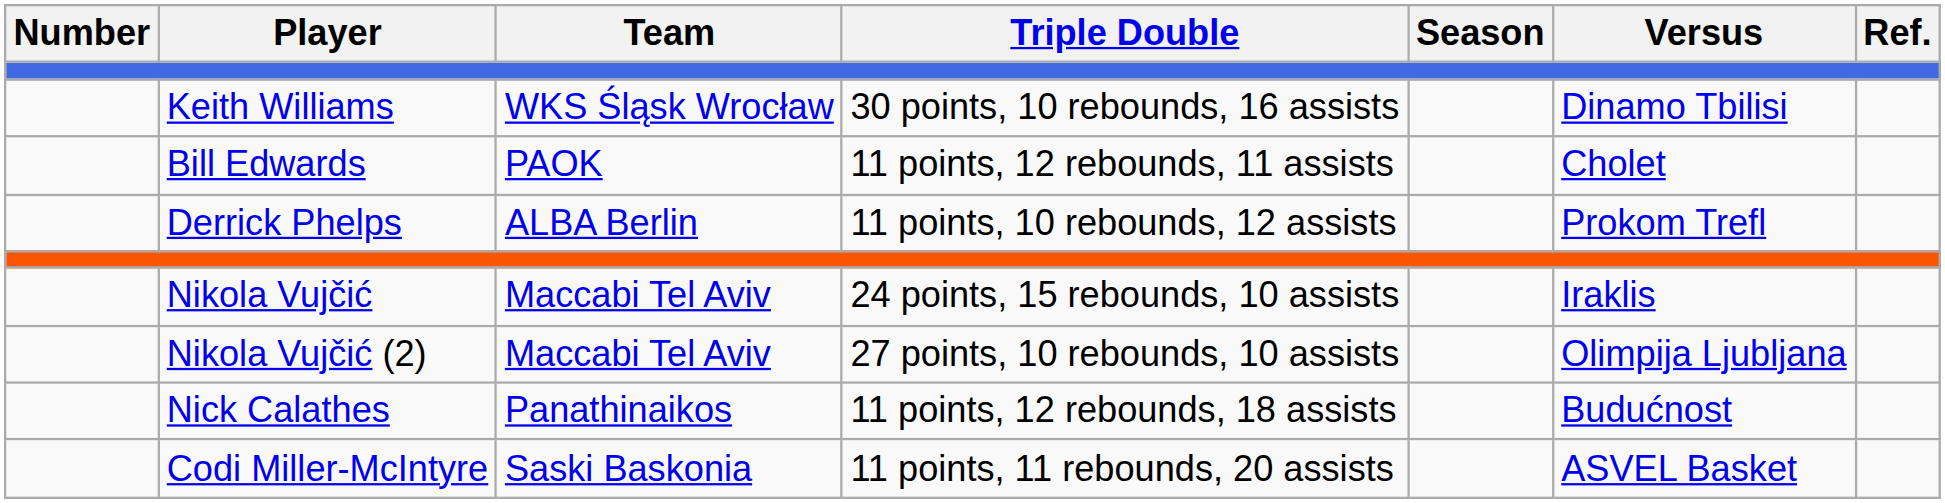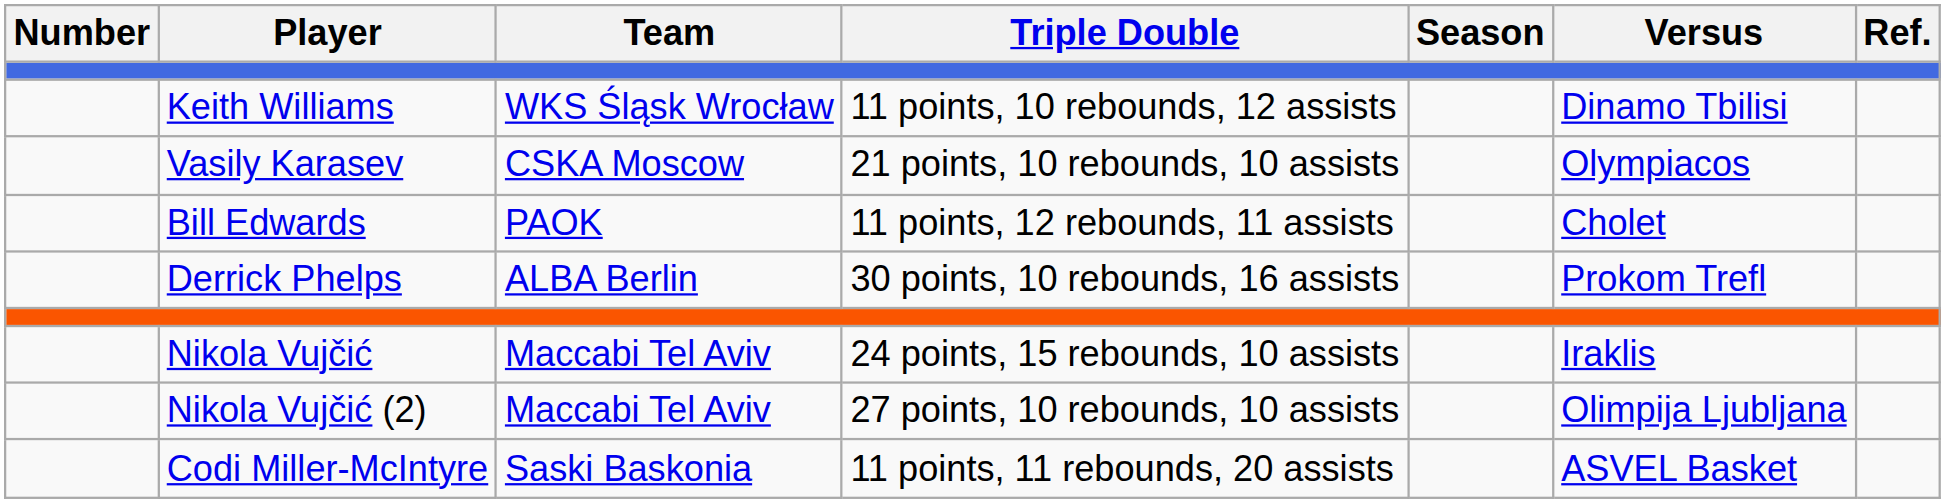(1125, 107) 30 points, 10 rebounds, 16 assists -> (1123, 107) 11 points, 10 rebounds, 12 assists
+ row: (285, 164)
(1123, 221) 11 points, 10 rebounds, 12 assists -> (1125, 279) 30 points, 10 rebounds, 16 assists
- row: (278, 410)
